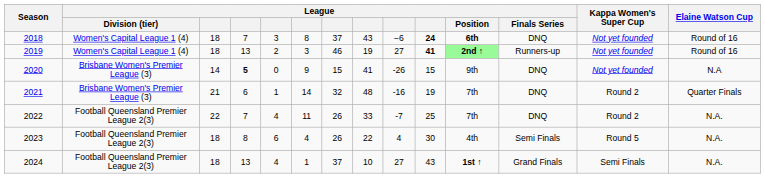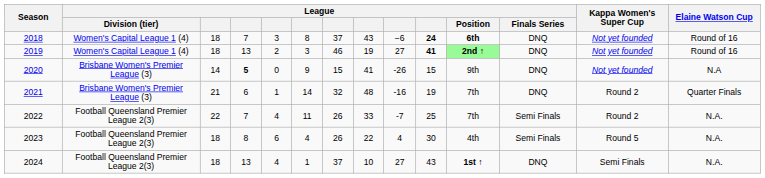(538, 51) Runners-up -> (538, 51) DNQ
(538, 115) DNQ -> (538, 115) Semi Finals
(538, 161) Grand Finals -> (538, 161) DNQ
